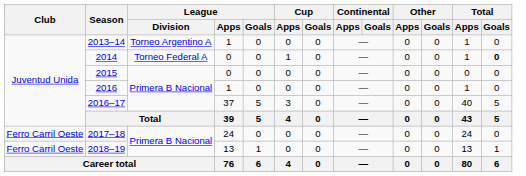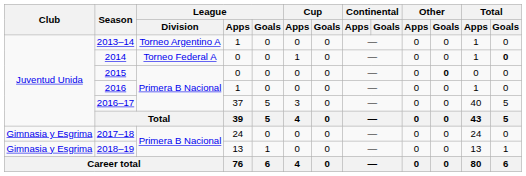(437, 73) normal -> (446, 73) bold
(45, 133) Ferro Carril Oeste -> (49, 133) Gimnasia y Esgrima
(45, 149) Ferro Carril Oeste -> (49, 149) Gimnasia y Esgrima
